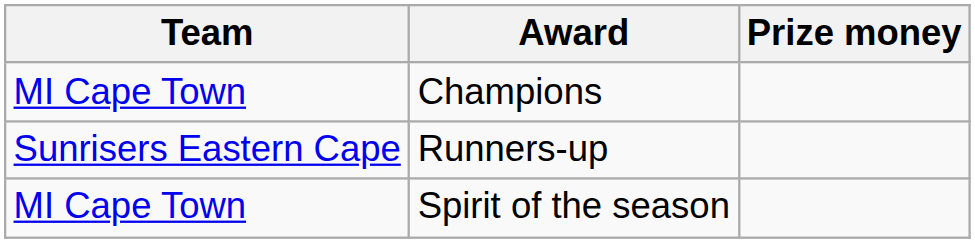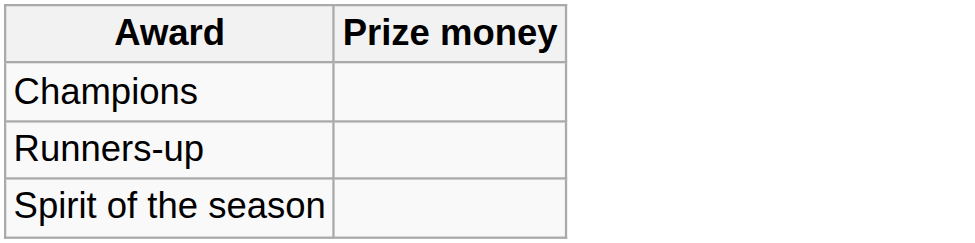- column: (207, 33)
